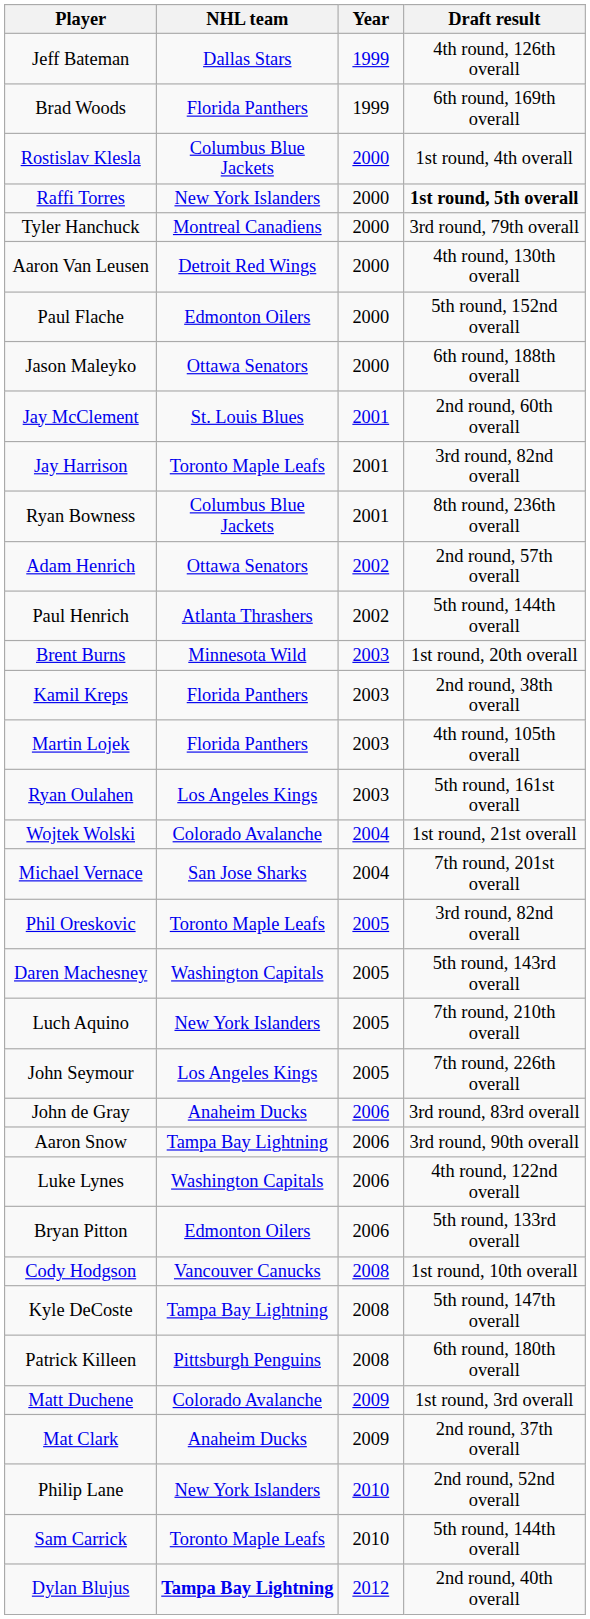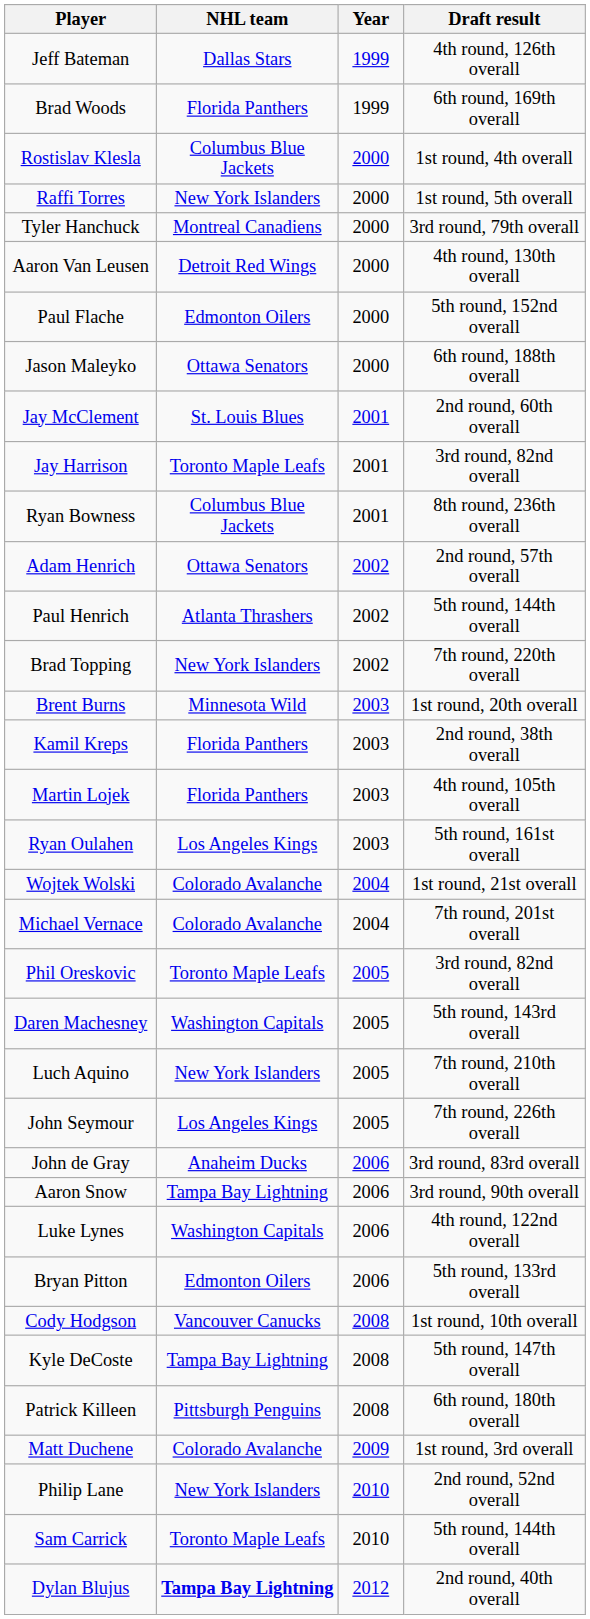(494, 197) bold -> (494, 197) normal
+ row: (81, 665)
(247, 873) San Jose Sharks -> (247, 923) Colorado Avalanche
- row: (81, 1439)
